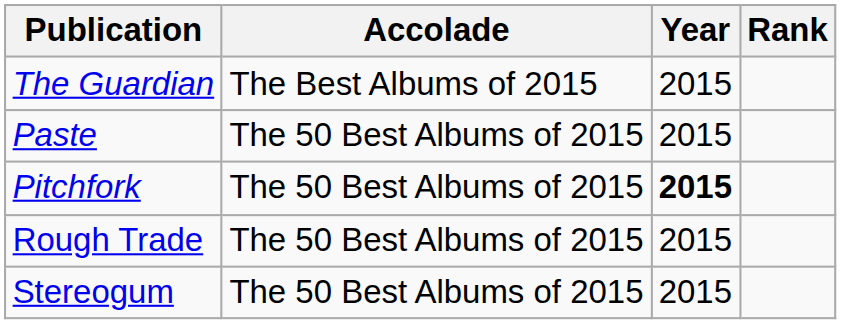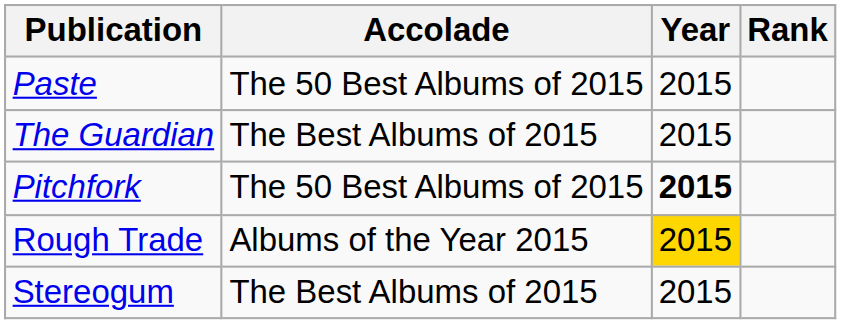rows swapped: (113, 82) <-> (55, 135)
(436, 239) The 50 Best Albums of 2015 -> (409, 239) Albums of the Year 2015
(695, 239) no background -> (695, 239) gold background
(436, 291) The 50 Best Albums of 2015 -> (414, 291) The Best Albums of 2015
